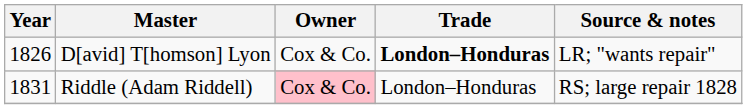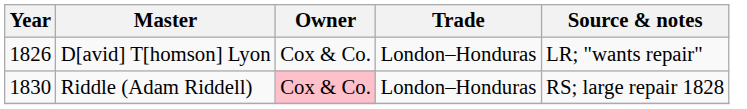(465, 53) bold -> (458, 53) normal
(30, 86) 1831 -> (30, 86) 1830
